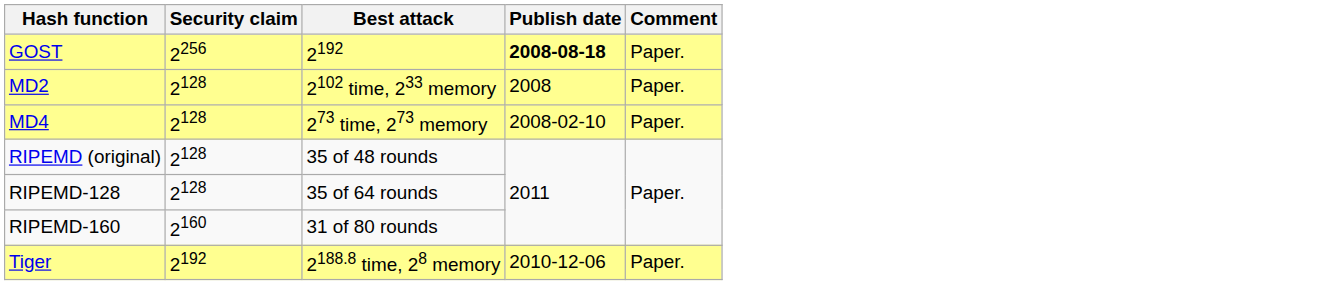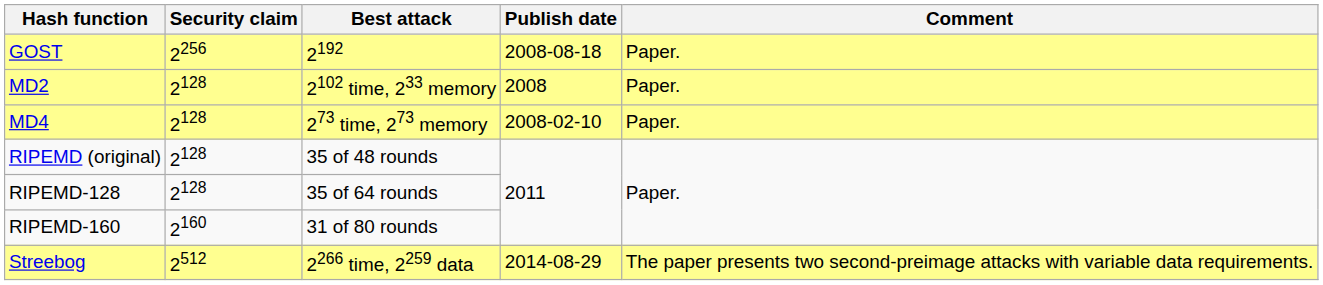(557, 51) bold -> (553, 51) normal
+ row: (47, 262)
- row: (30, 262)
